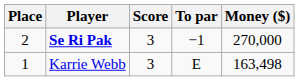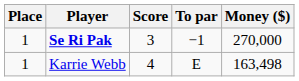(25, 40) 2 -> (25, 40) 1
(150, 64) 3 -> (150, 64) 4
